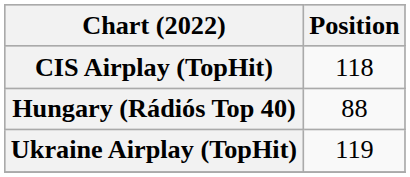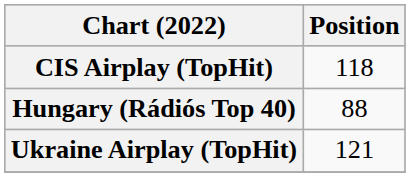(354, 150) 119 -> (354, 150) 121
